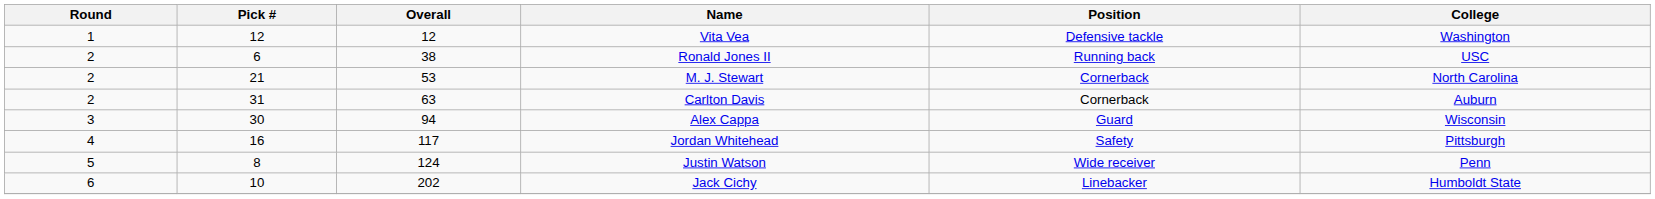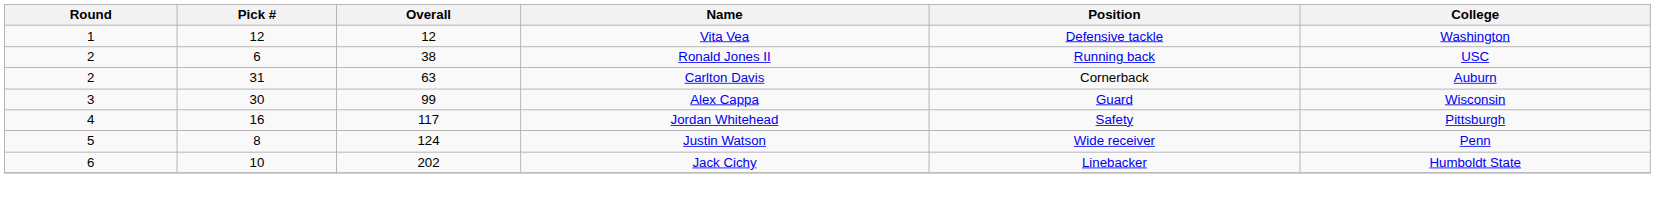- row: (724, 78)
(429, 120) 94 -> (429, 99) 99
